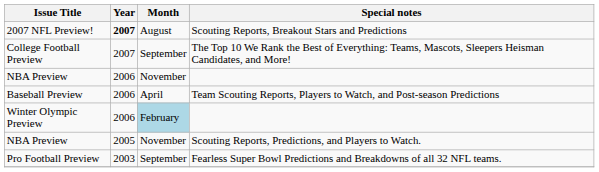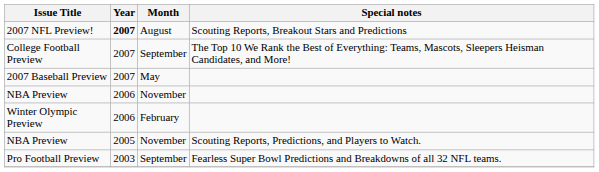+ row: (57, 77)
- row: (45, 94)
(160, 117) lightblue background -> (160, 117) no background
